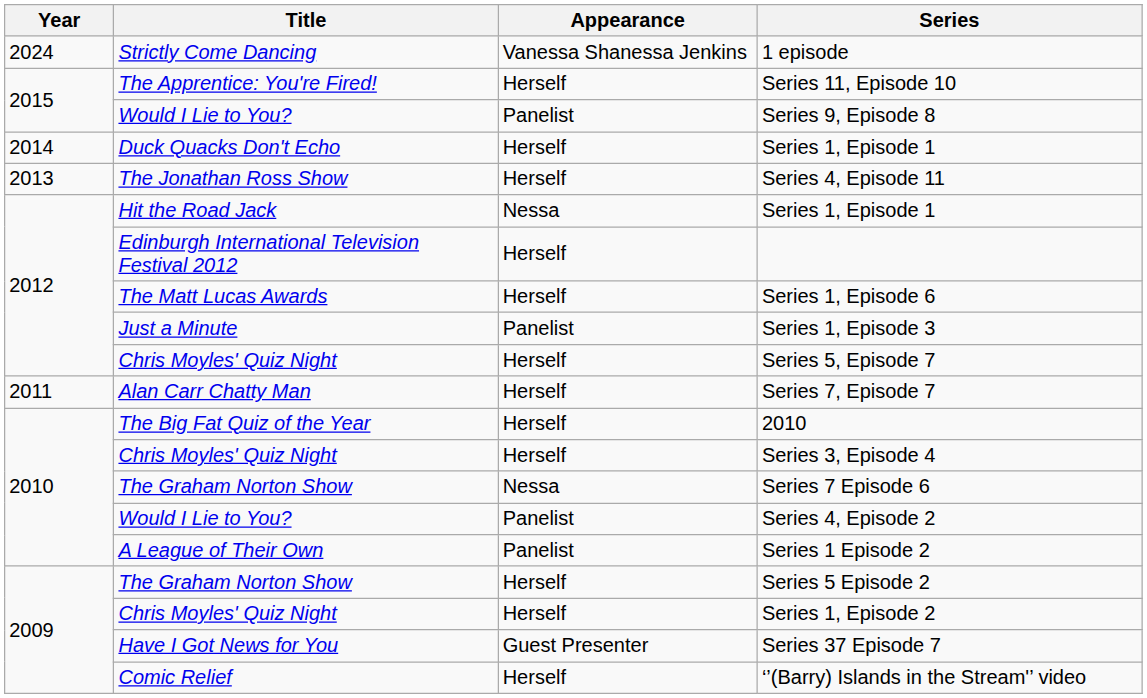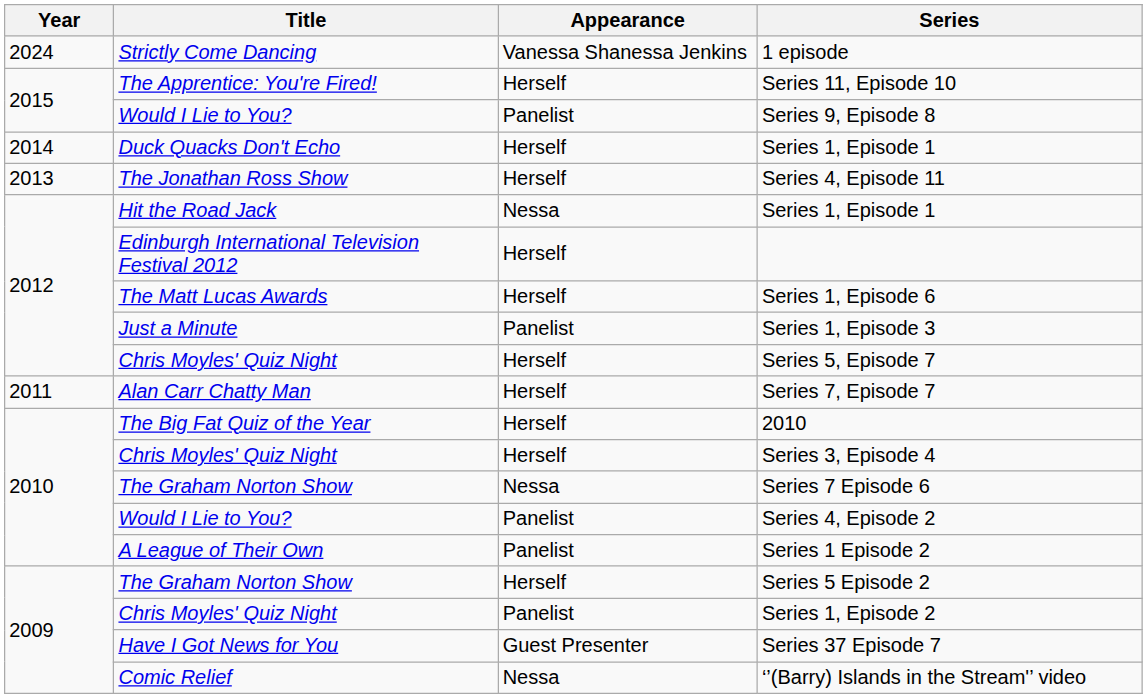(534, 613) Herself -> (538, 613) Panelist
(534, 677) Herself -> (531, 677) Nessa
